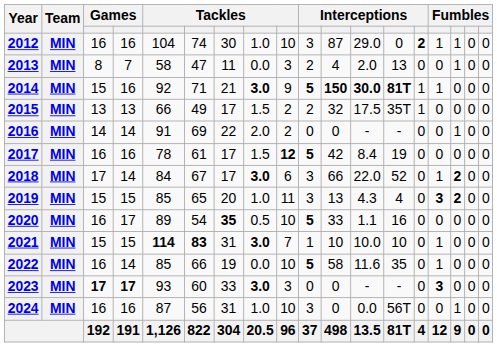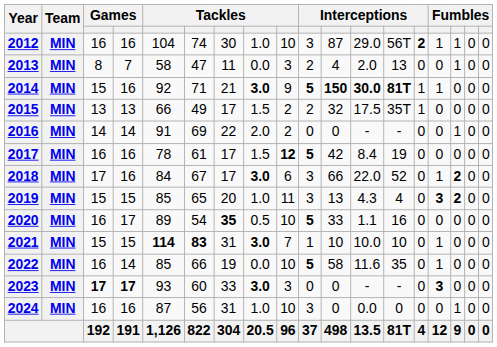(399, 44) 0 -> (399, 44) 56T
(128, 176) 14 -> (128, 176) 16
(399, 308) 56T -> (399, 308) 0
